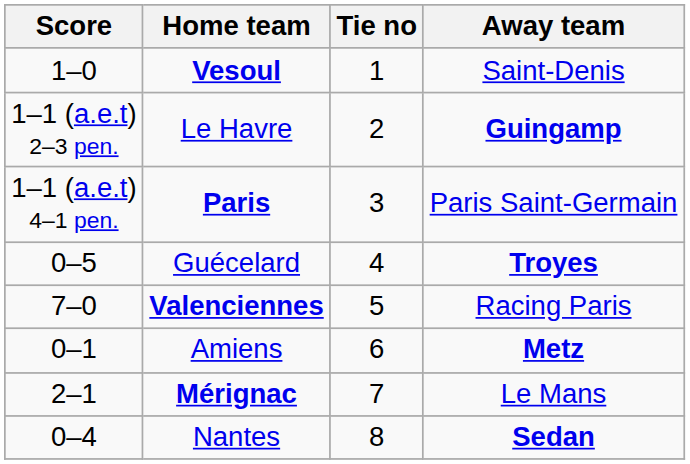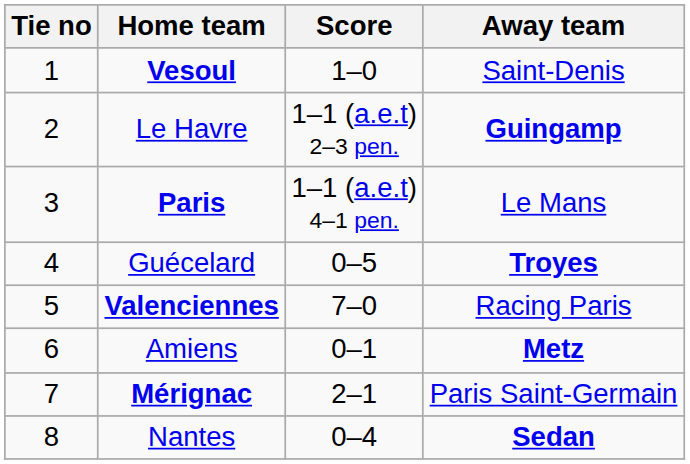columns swapped: (377, 26) <-> (74, 26)
(554, 203) Paris Saint-Germain -> (554, 203) Le Mans
(554, 393) Le Mans -> (554, 393) Paris Saint-Germain
